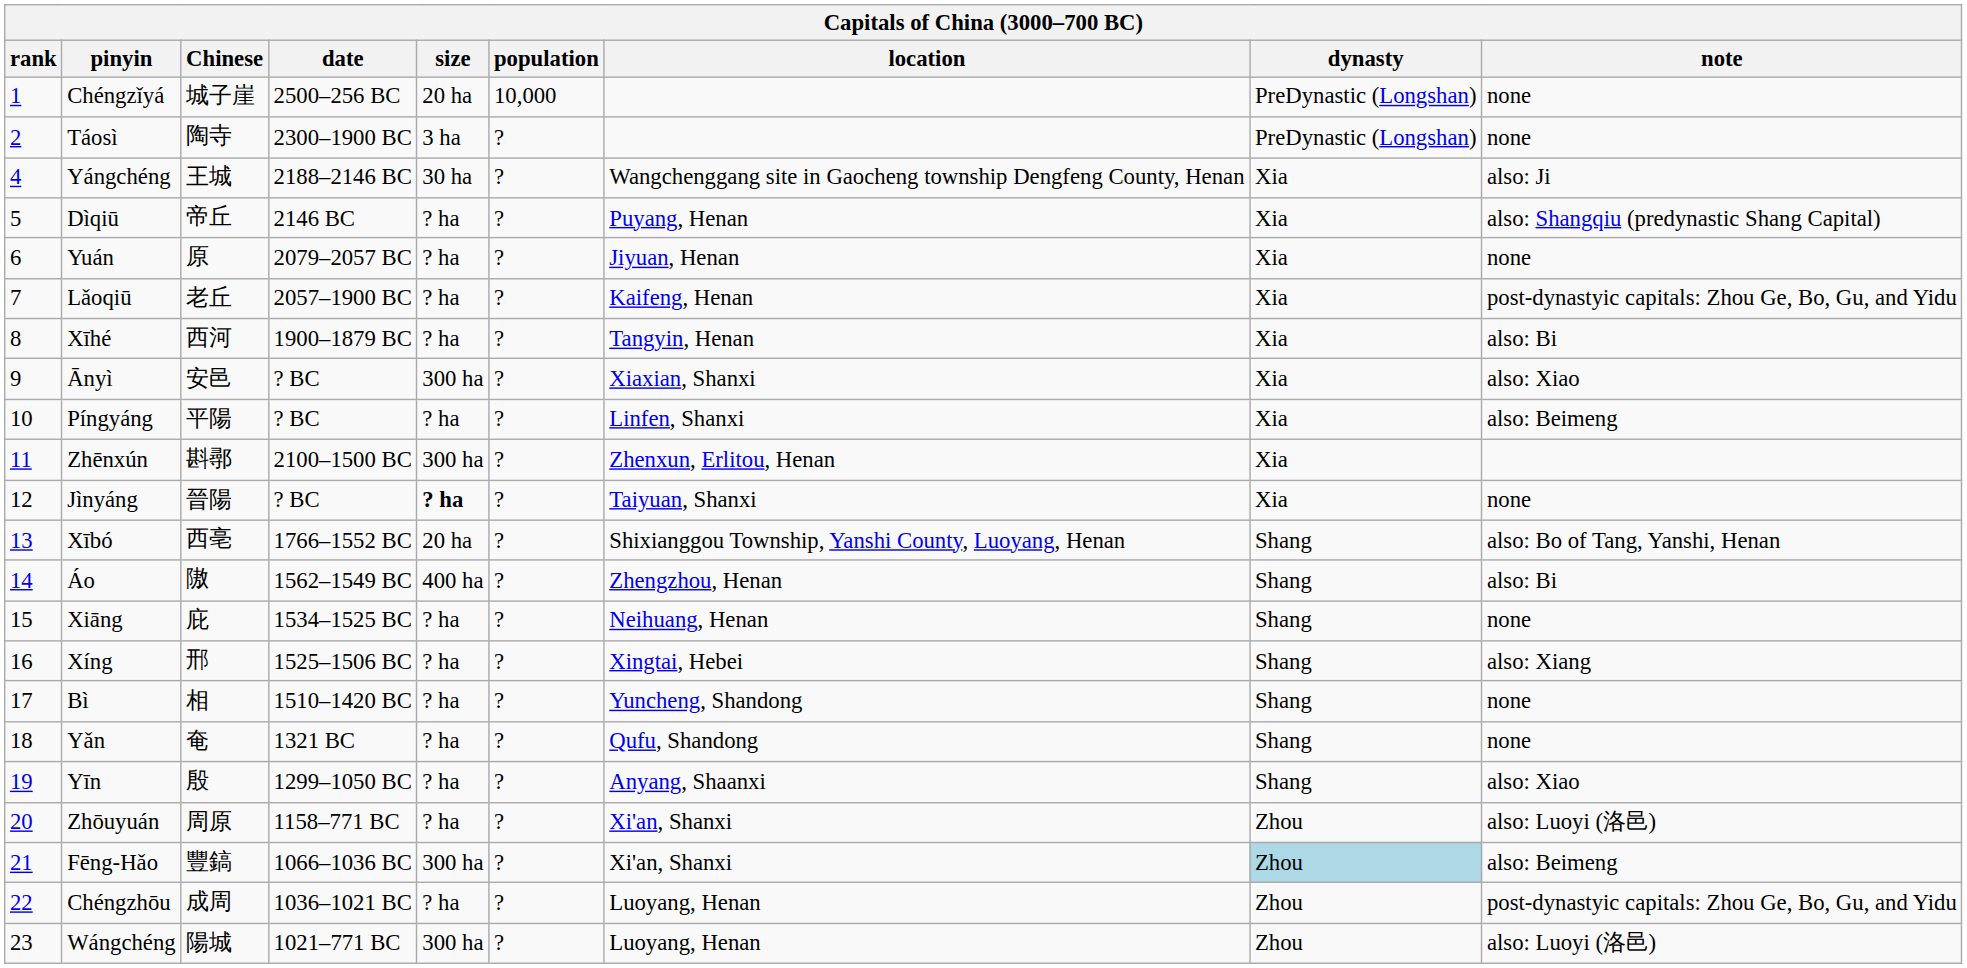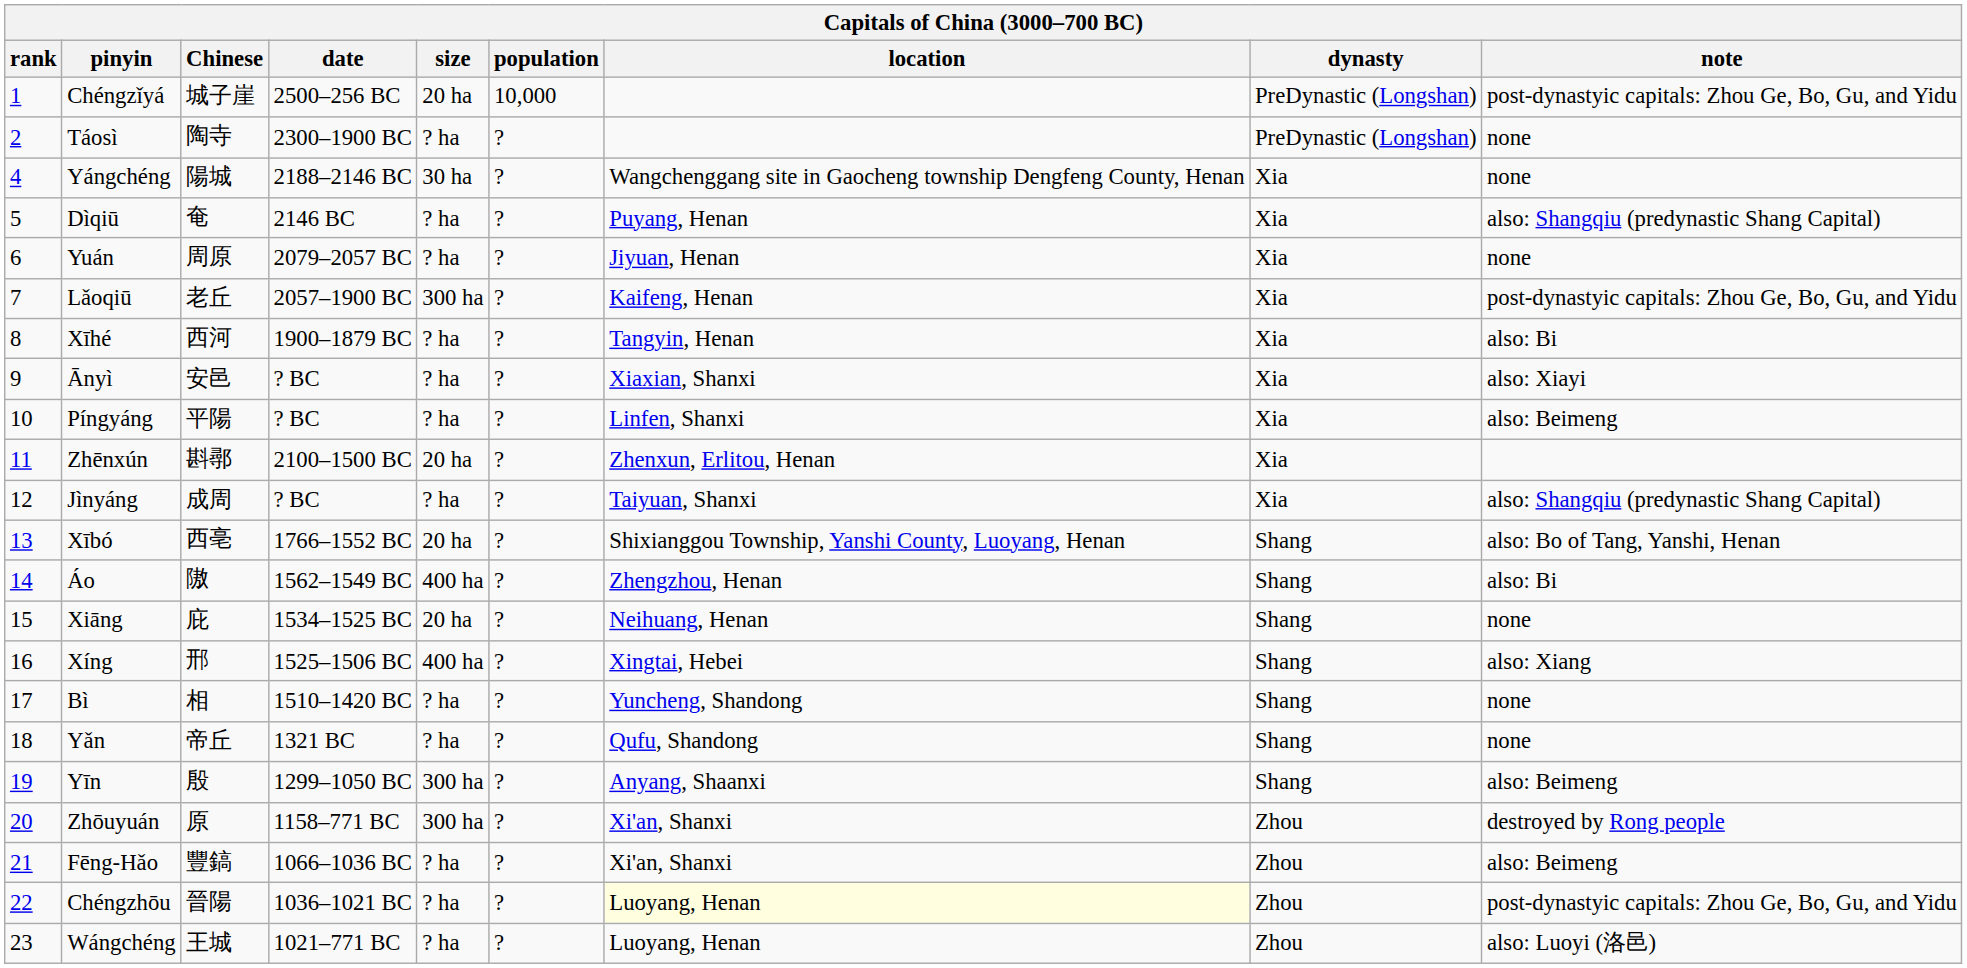(1509, 96) none -> (1722, 96) post-dynastyic capitals: Zhou Ge, Bo, Gu, and Yidu
(442, 137) 3 ha -> (441, 137) ? ha
(209, 176) 王城 -> (209, 176) 陽城
(1519, 177) also: Ji -> (1509, 177) none
(209, 216) 帝丘 -> (197, 216) 奄
(197, 257) 原 -> (209, 257) 周原
(441, 298) ? ha -> (453, 298) 300 ha
(453, 378) 300 ha -> (441, 378) ? ha
(1533, 378) also: Xiao -> (1536, 378) also: Xiayi
(453, 459) 300 ha -> (447, 459) 20 ha
(209, 498) 晉陽 -> (209, 498) 成周
(443, 499) bold -> (441, 499) normal
(1509, 499) none -> (1684, 499) also: Shangqiu (predynastic Shang Capital)
(441, 620) ? ha -> (447, 620) 20 ha
(441, 660) ? ha -> (453, 660) 400 ha
(197, 740) 奄 -> (209, 740) 帝丘
(441, 781) ? ha -> (453, 781) 300 ha
(1533, 781) also: Xiao -> (1552, 781) also: Beimeng
(209, 821) 周原 -> (197, 821) 原
(441, 821) ? ha -> (453, 821) 300 ha
(1571, 821) also: Luoyi (洛邑) -> (1606, 821) destroyed by Rong people
(453, 862) 300 ha -> (441, 862) ? ha
(1279, 862) lightblue background -> (1279, 862) no background
(209, 901) 成周 -> (209, 901) 晉陽
(685, 902) no background -> (685, 902) lightyellow background
(209, 942) 陽城 -> (209, 942) 王城
(453, 942) 300 ha -> (441, 942) ? ha
